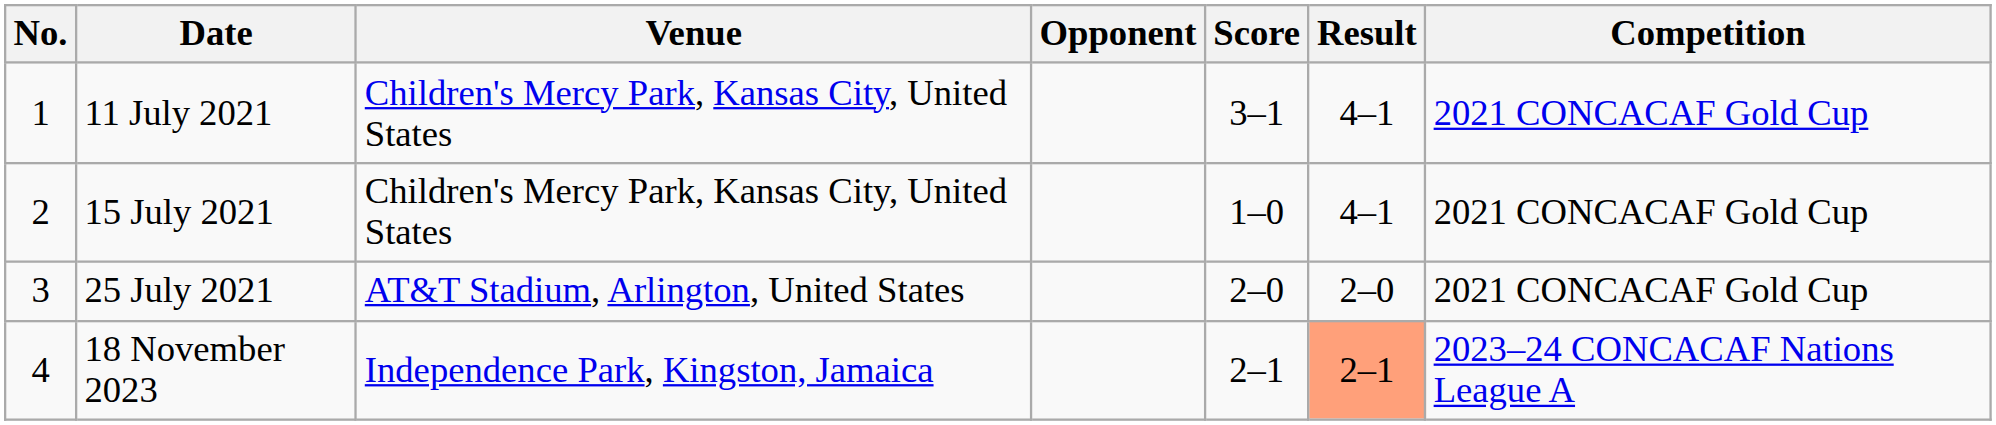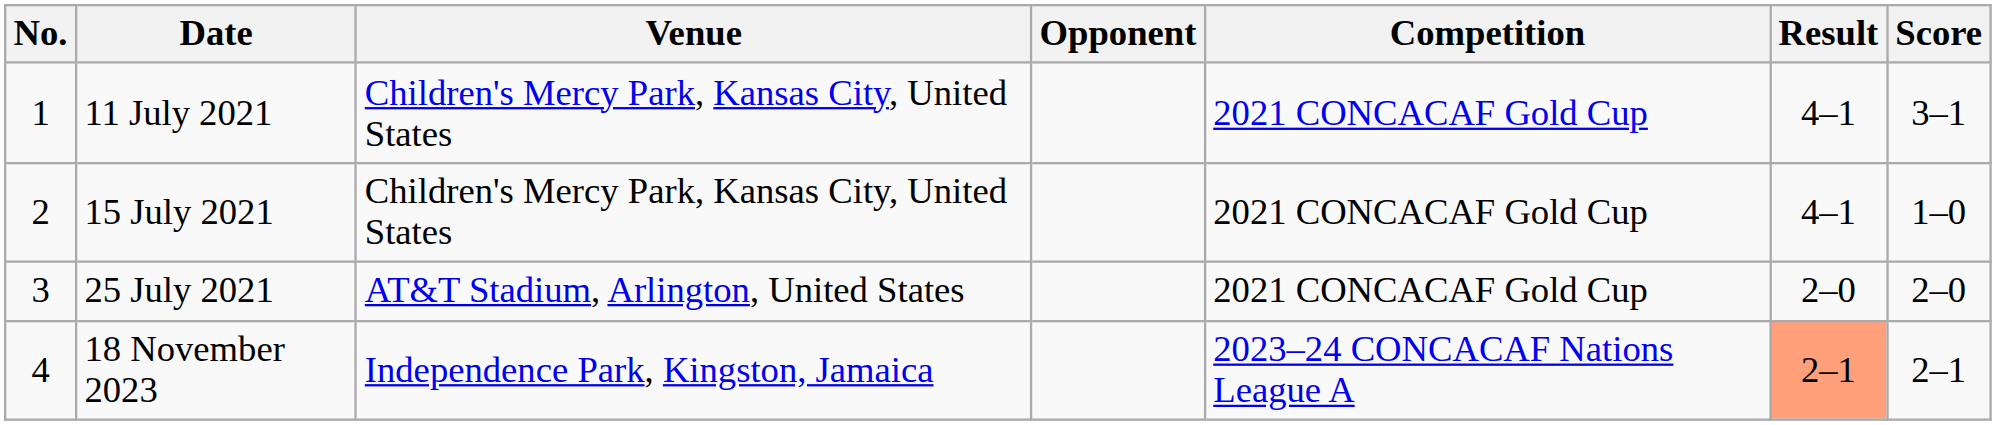columns swapped: (1257, 33) <-> (1708, 33)
